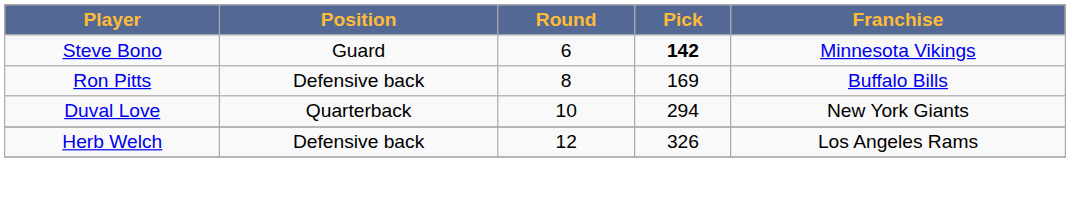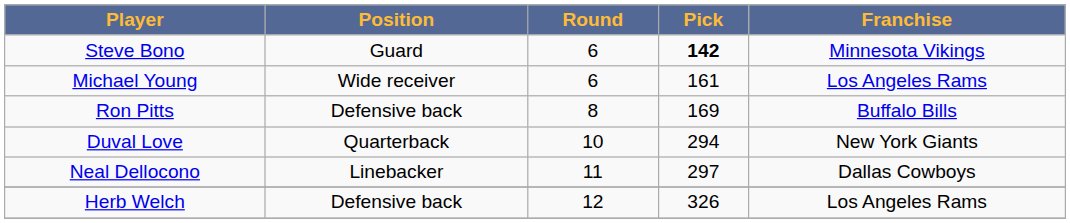+ row: (135, 80)
+ row: (135, 171)
